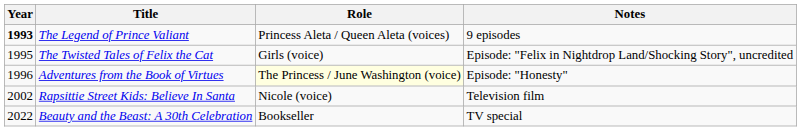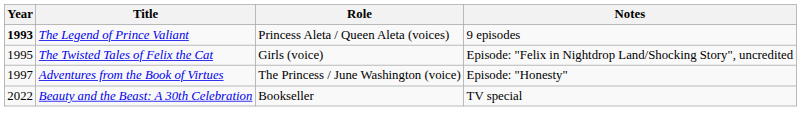(20, 75) 1996 -> (20, 75) 1997
(360, 75) lightyellow background -> (360, 75) no background
- row: (137, 95)
